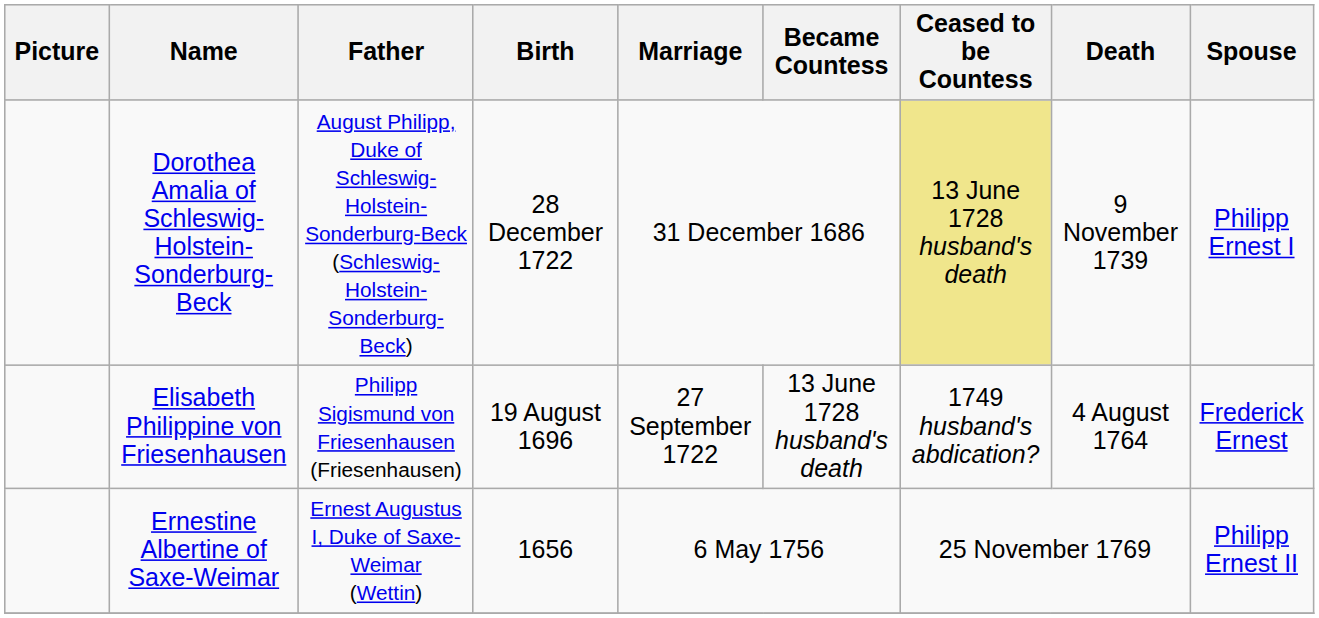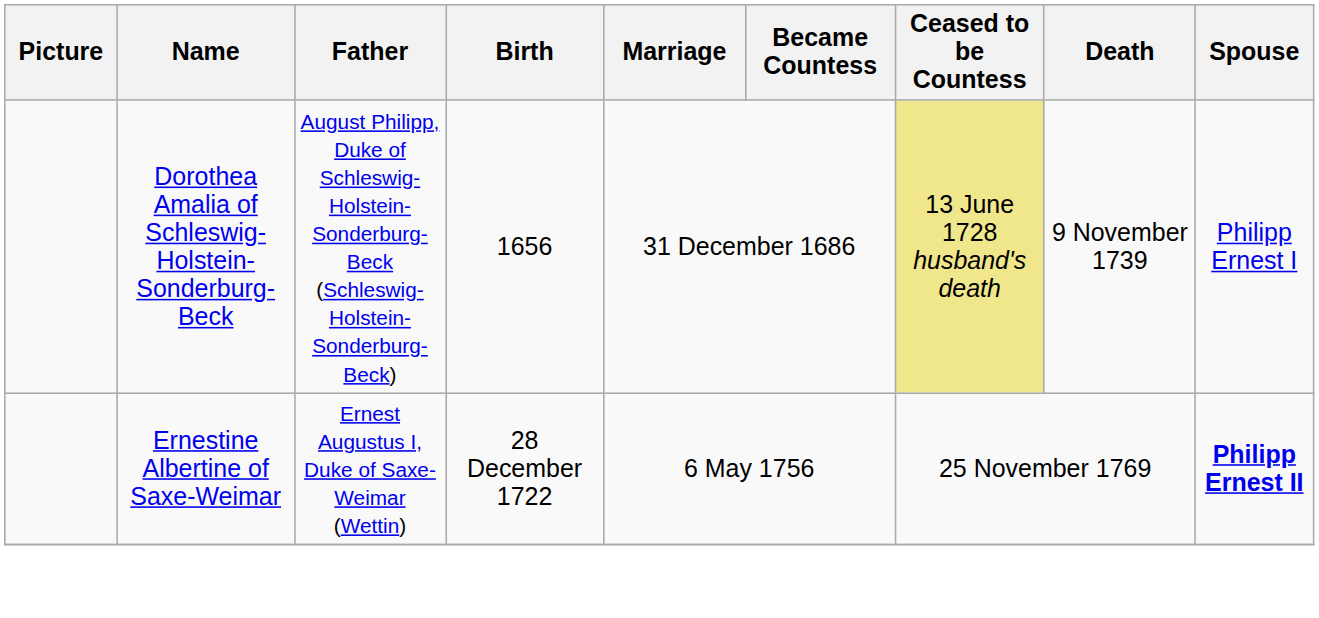(545, 232) 28 December 1722 -> (525, 246) 1656
- row: (204, 426)
(545, 550) 1656 -> (525, 468) 28 December 1722
(1252, 550) normal -> (1254, 468) bold
